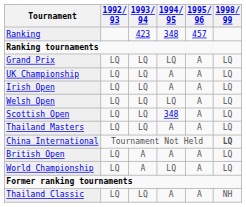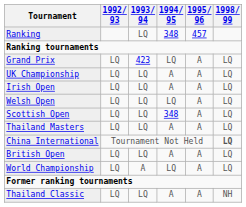(143, 34) 423 -> (143, 34) LQ
(143, 61) LQ -> (143, 61) 423
(143, 155) A -> (143, 155) LQ
